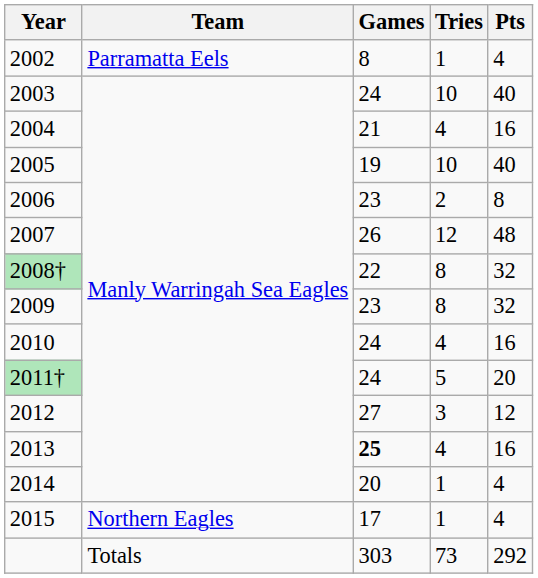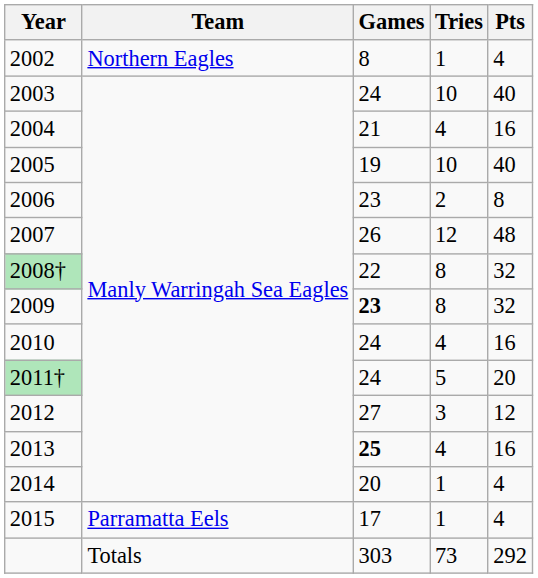(158, 57) Parramatta Eels -> (160, 57) Northern Eagles
(370, 306) normal -> (370, 306) bold
(160, 519) Northern Eagles -> (158, 519) Parramatta Eels
